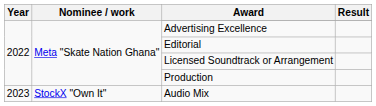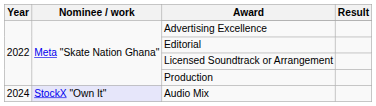(18, 93) 2023 -> (18, 93) 2024
(70, 93) no background -> (70, 93) lavender background
